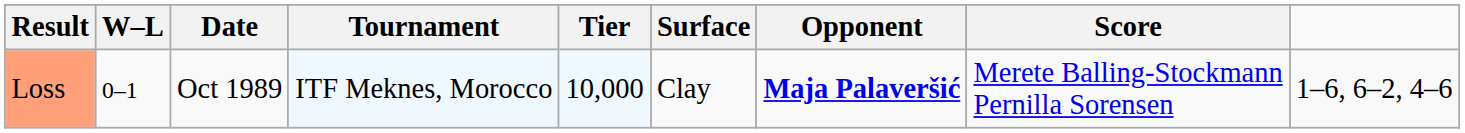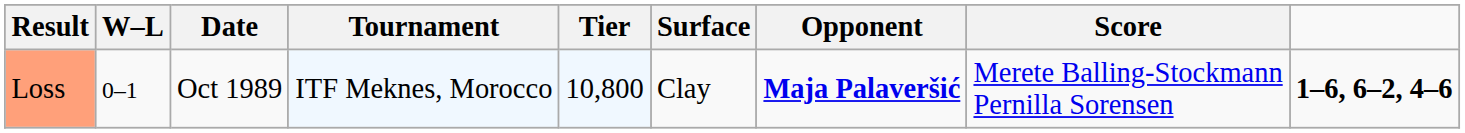(605, 88) 10,000 -> (605, 88) 10,800
(1374, 88) normal -> (1374, 88) bold
